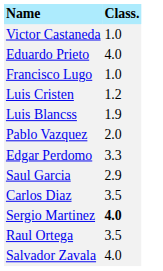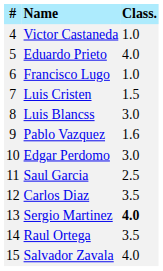+ column: (13, 14)
(113, 94) 1.2 -> (131, 94) 1.5
(113, 114) 1.9 -> (131, 114) 3.0
(113, 135) 2.0 -> (131, 135) 1.6
(113, 155) 3.3 -> (131, 155) 3.0
(113, 175) 2.9 -> (131, 175) 2.5
